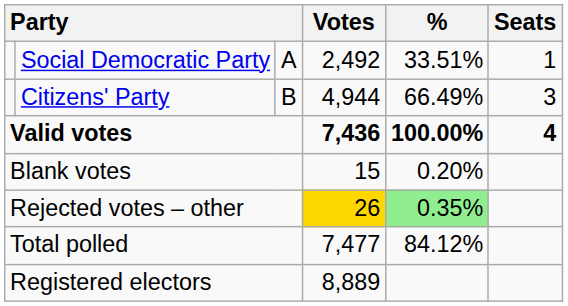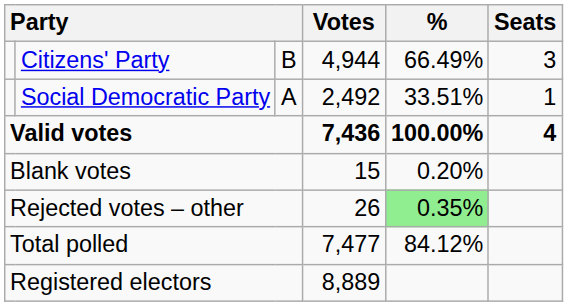rows swapped: (95, 97) <-> (146, 60)
(367, 208) gold background -> (367, 208) no background
